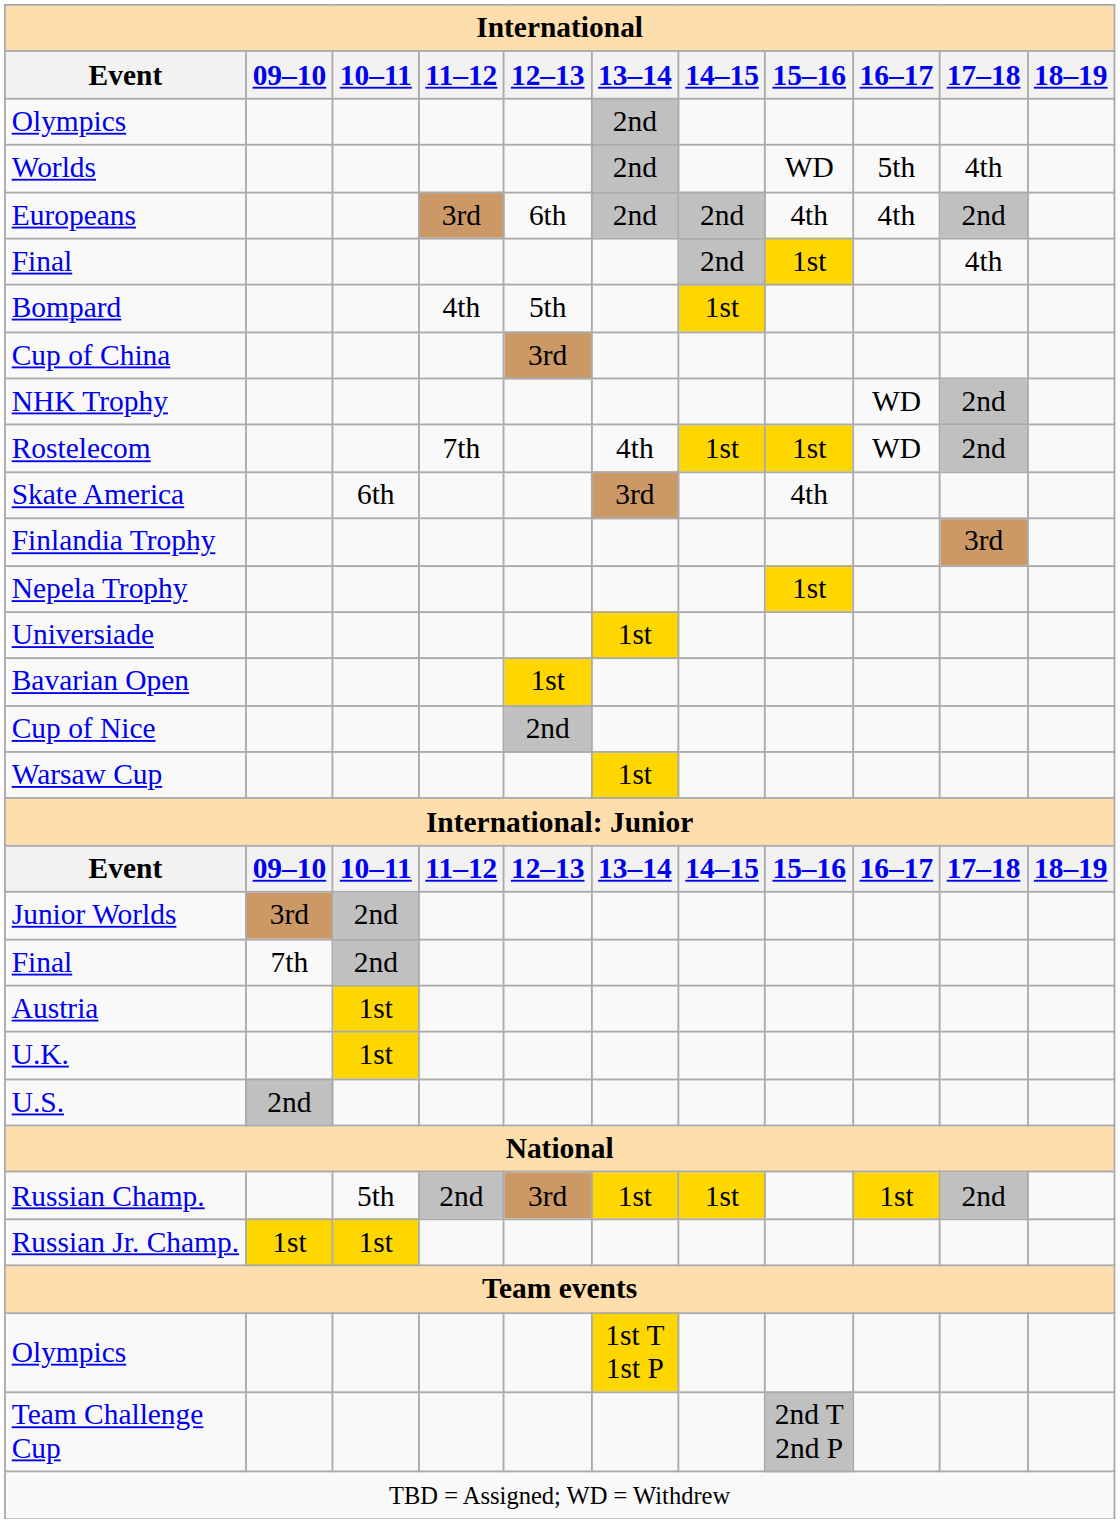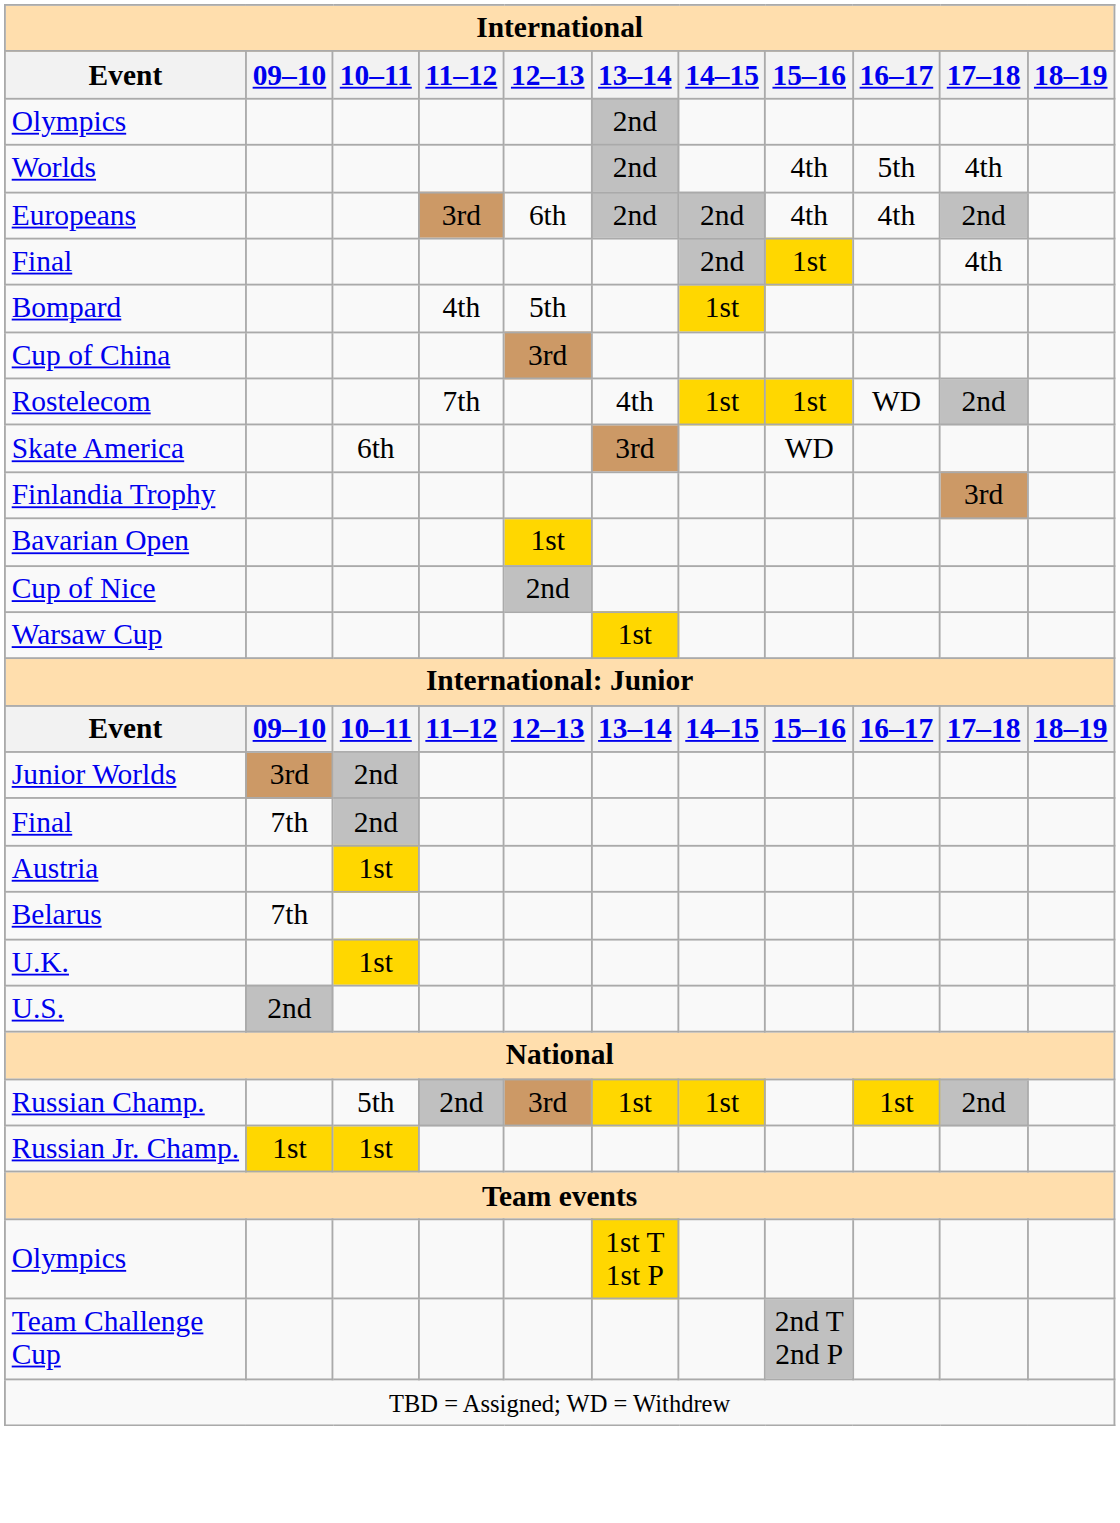(809, 167) WD -> (809, 167) 4th
- row: (90, 401)
(809, 494) 4th -> (809, 448) WD
- row: (100, 588)
- row: (83, 634)
+ row: (57, 914)
